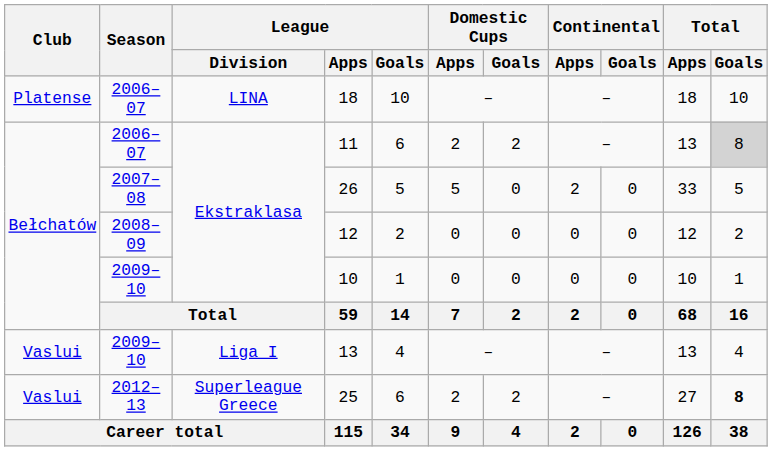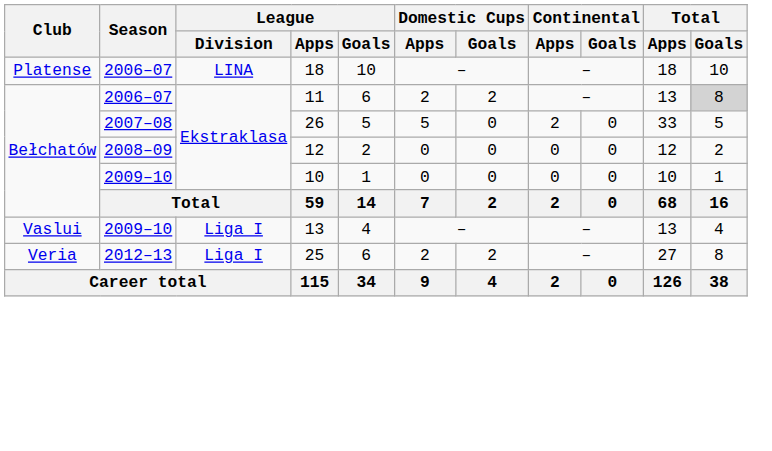(52, 397) Vaslui -> (52, 256) Veria
(248, 397) Superleague Greece -> (234, 256) Liga I
(739, 397) bold -> (719, 256) normal
